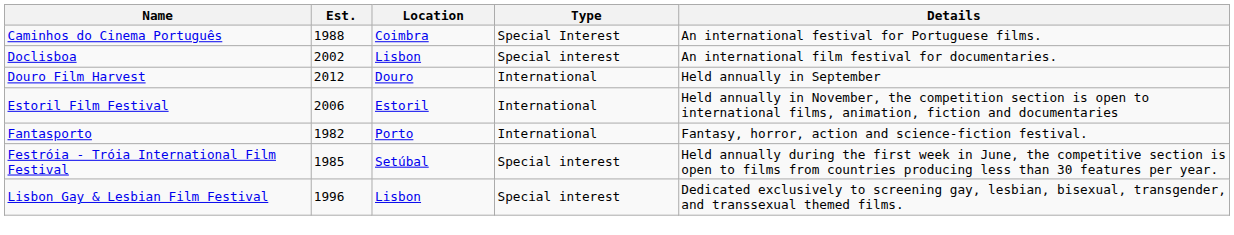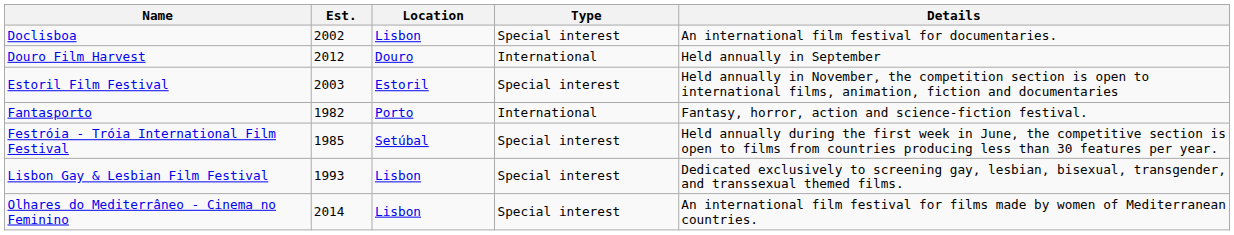- row: (115, 36)
(329, 105) 2006 -> (329, 85) 2003
(547, 105) International -> (559, 85) Special interest
(329, 197) 1996 -> (329, 176) 1993
+ row: (142, 212)
